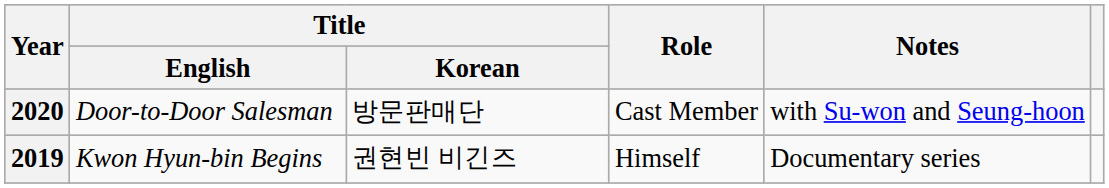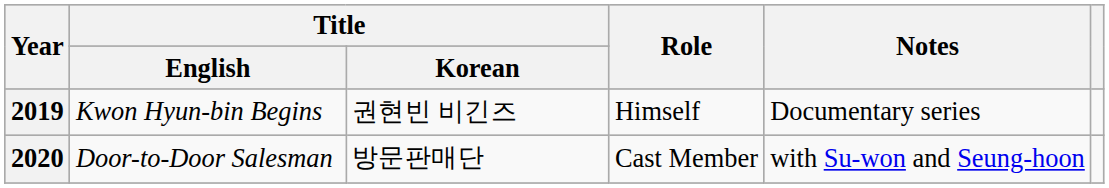rows swapped: (37, 158) <-> (37, 111)
